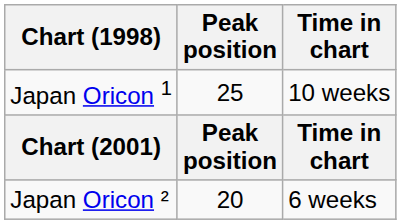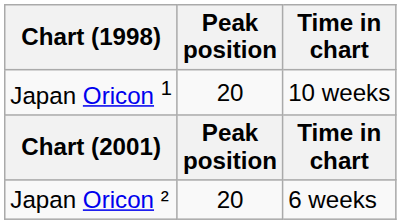(230, 92) 25 -> (230, 92) 20
